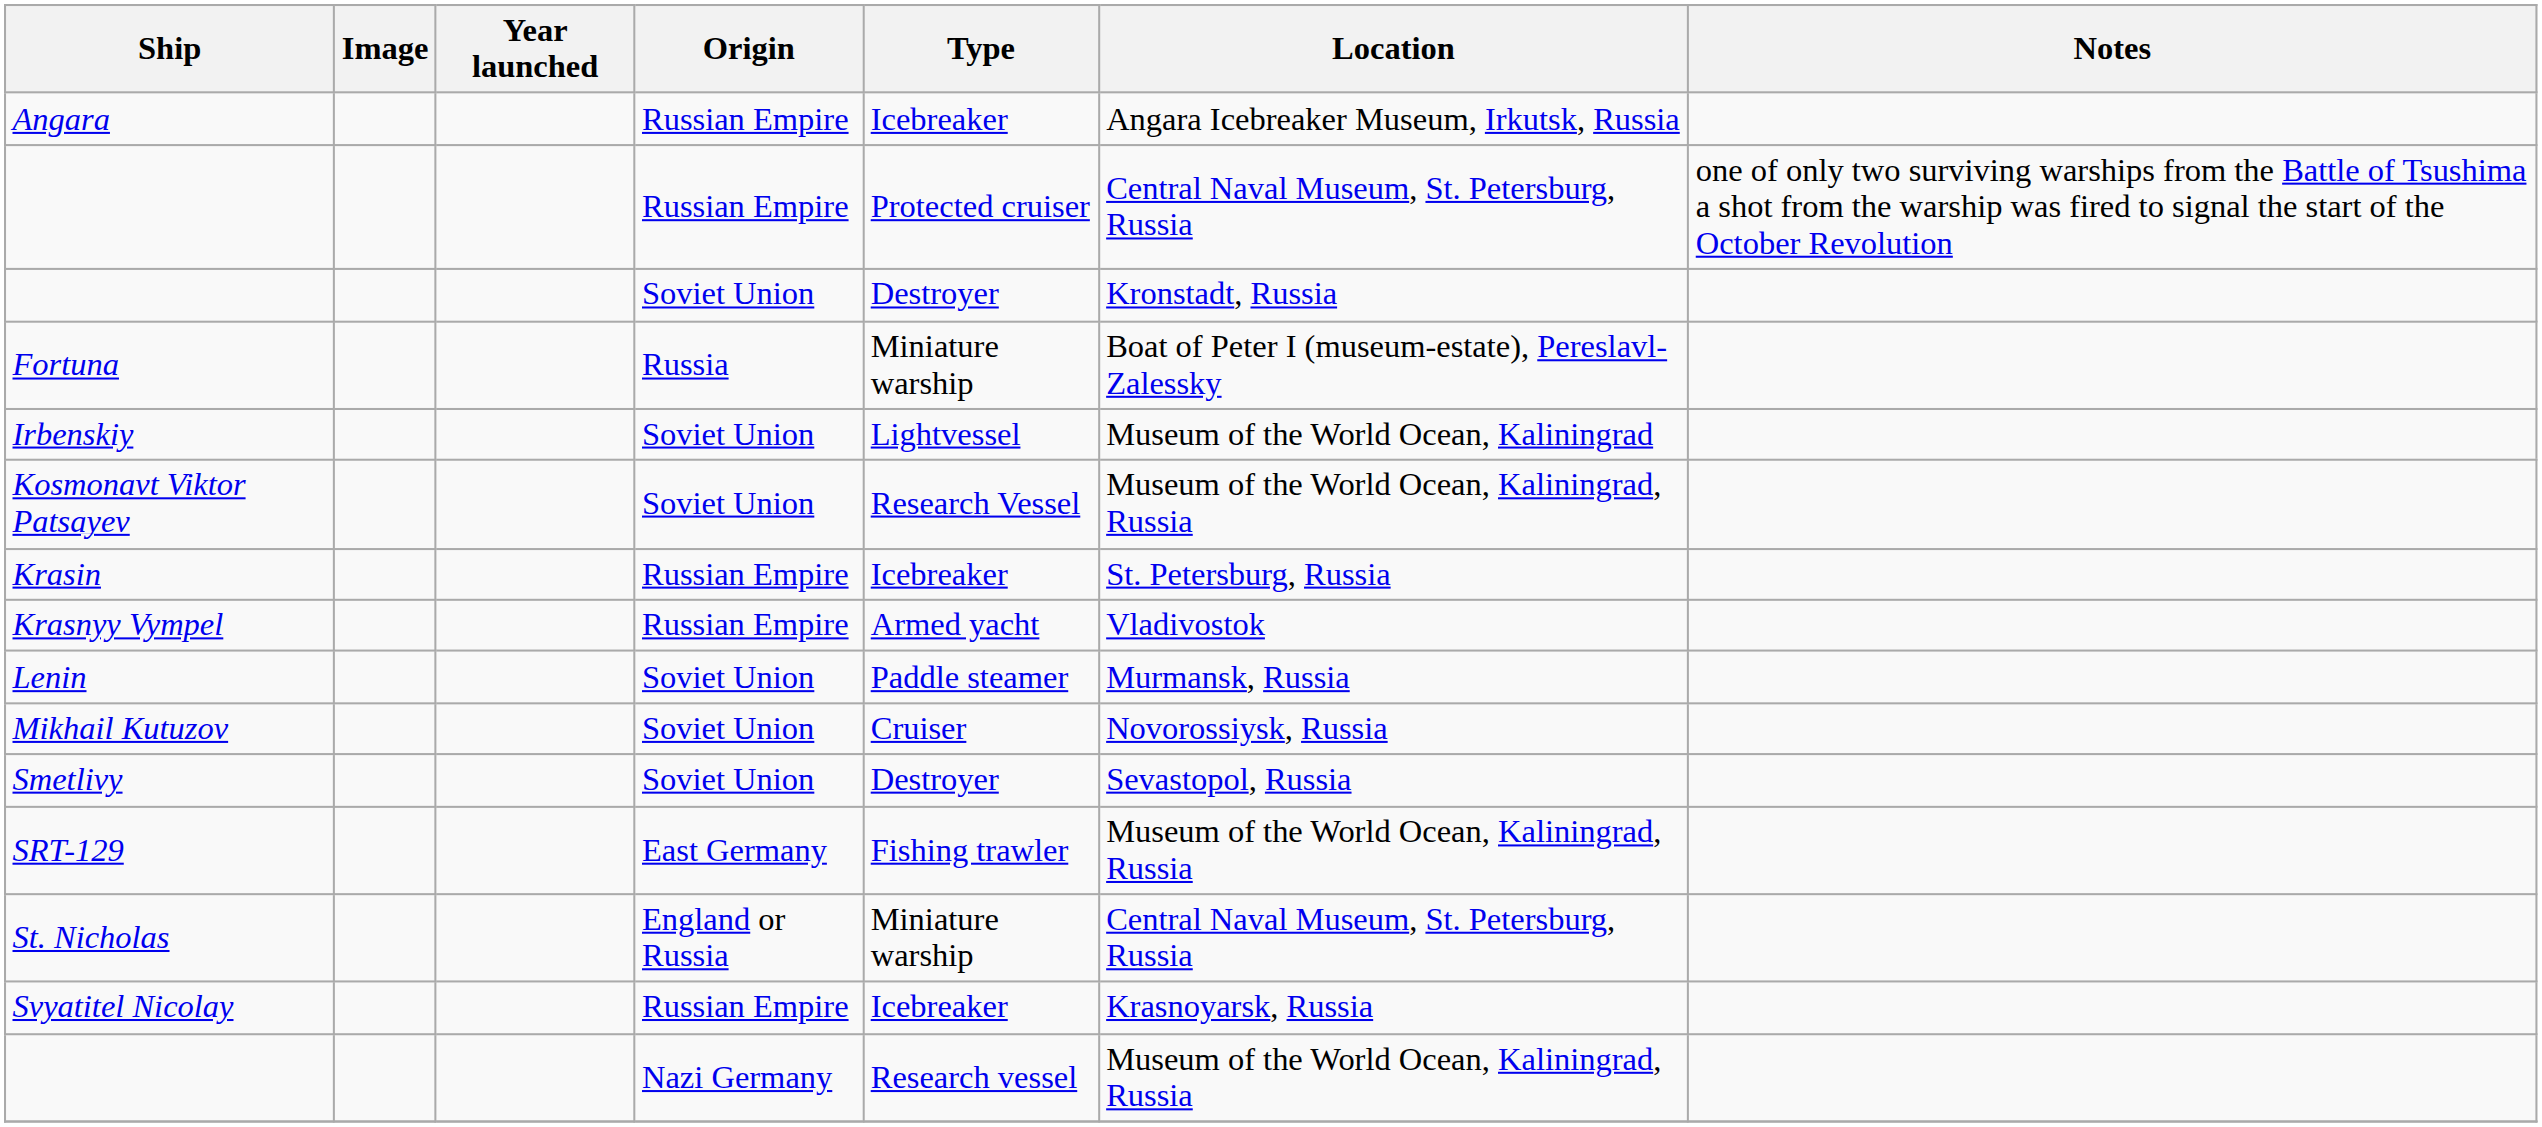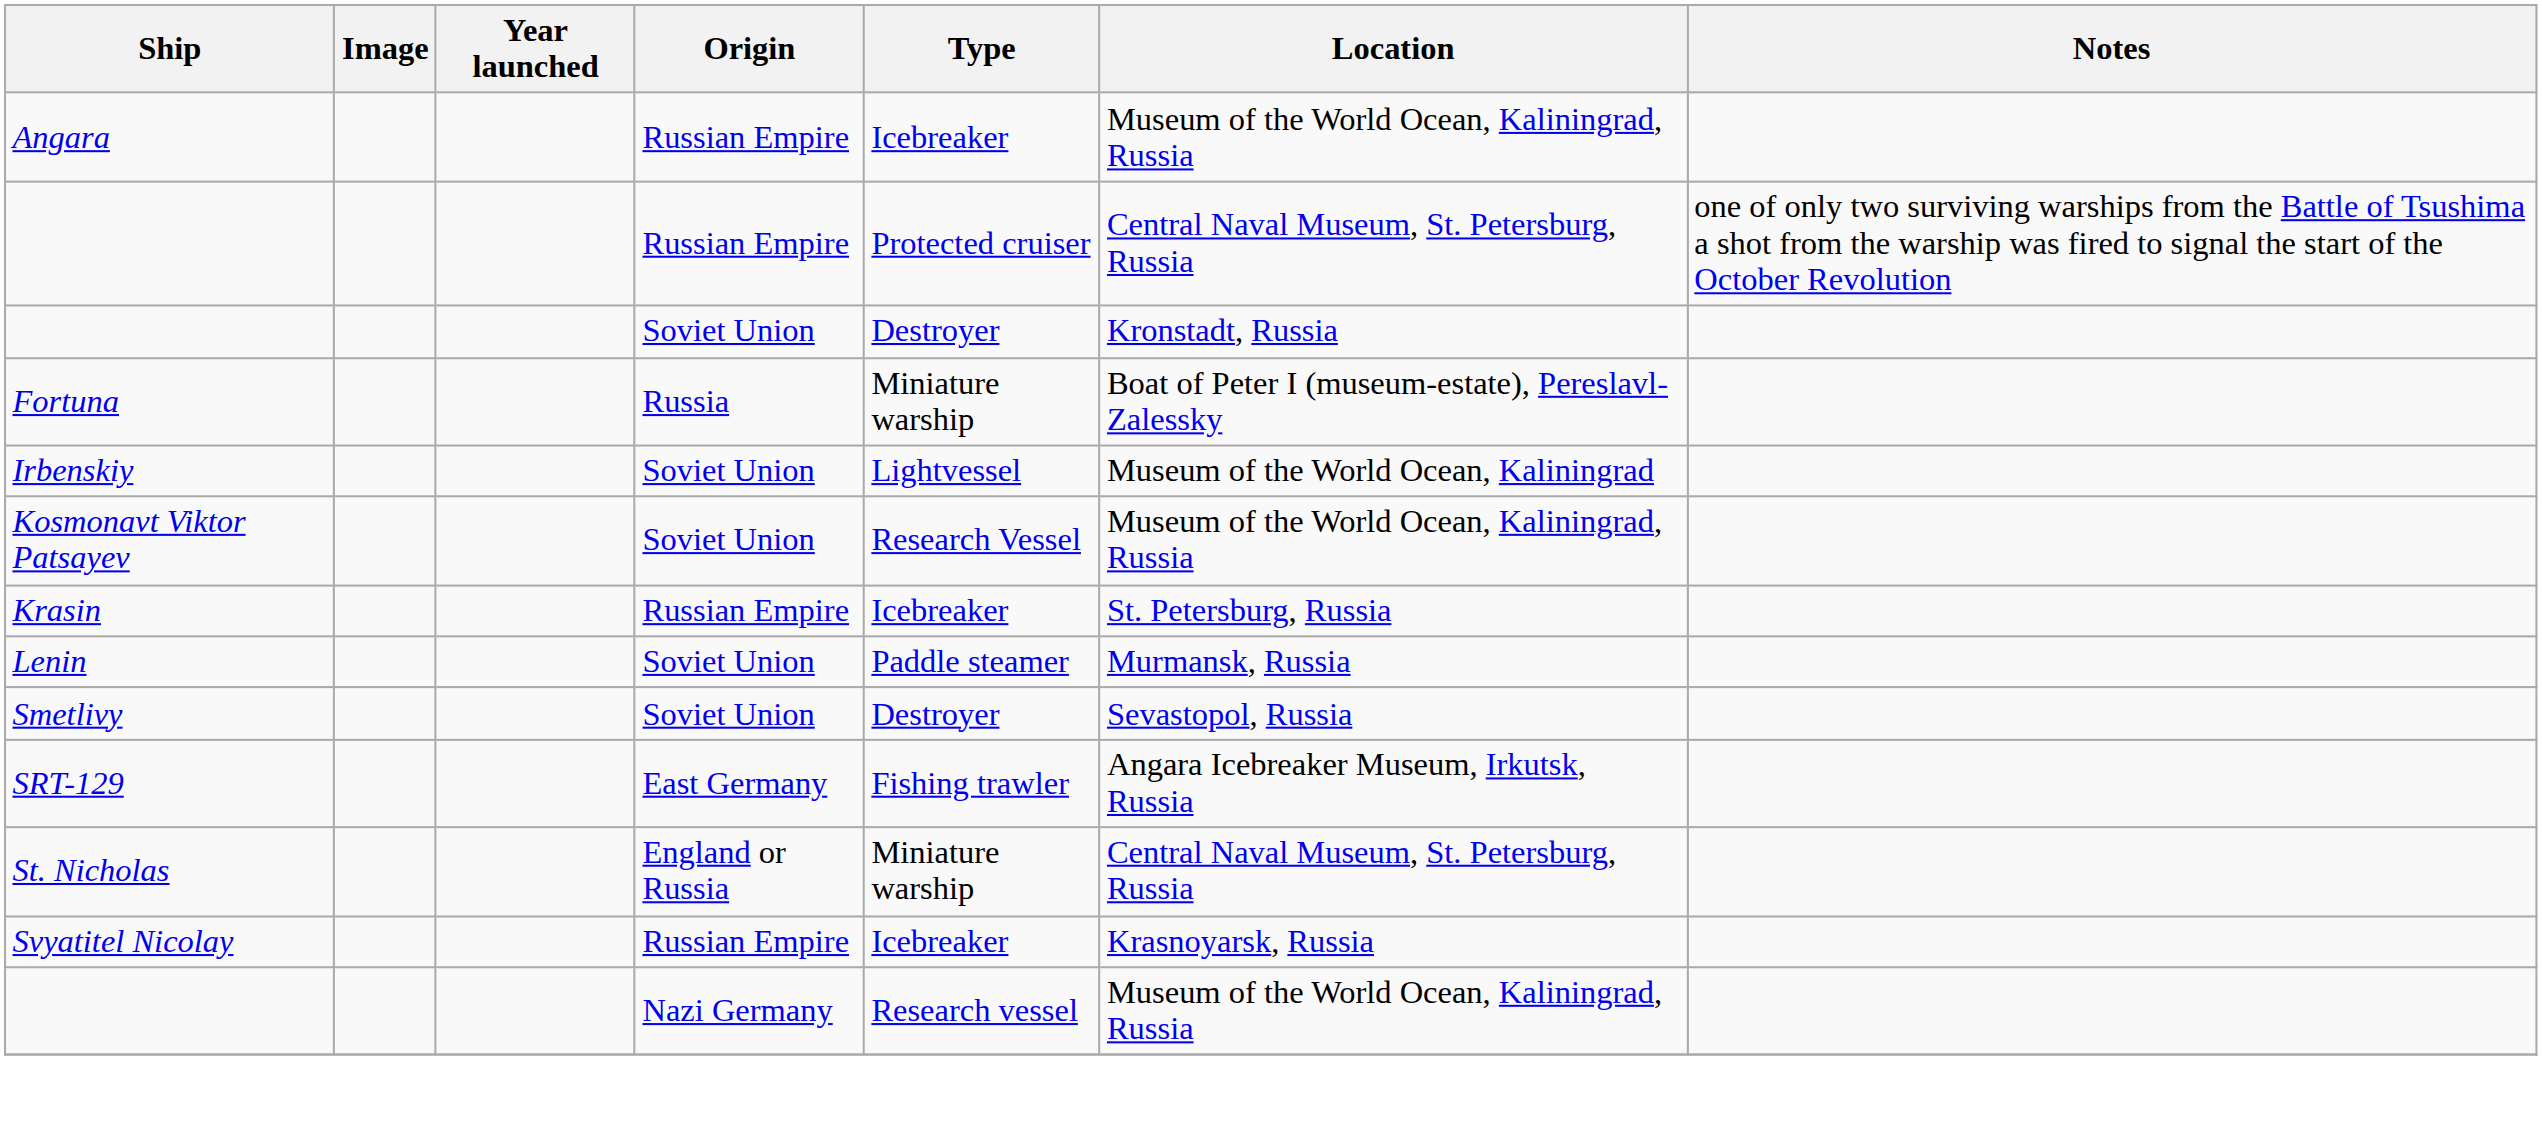(1393, 118) Angara Icebreaker Museum, Irkutsk, Russia -> (1385, 136) Museum of the World Ocean, Kaliningrad, Russia
- row: (118, 625)
- row: (120, 728)
(1384, 849) Museum of the World Ocean, Kaliningrad, Russia -> (1346, 782) Angara Icebreaker Museum, Irkutsk, Russia
